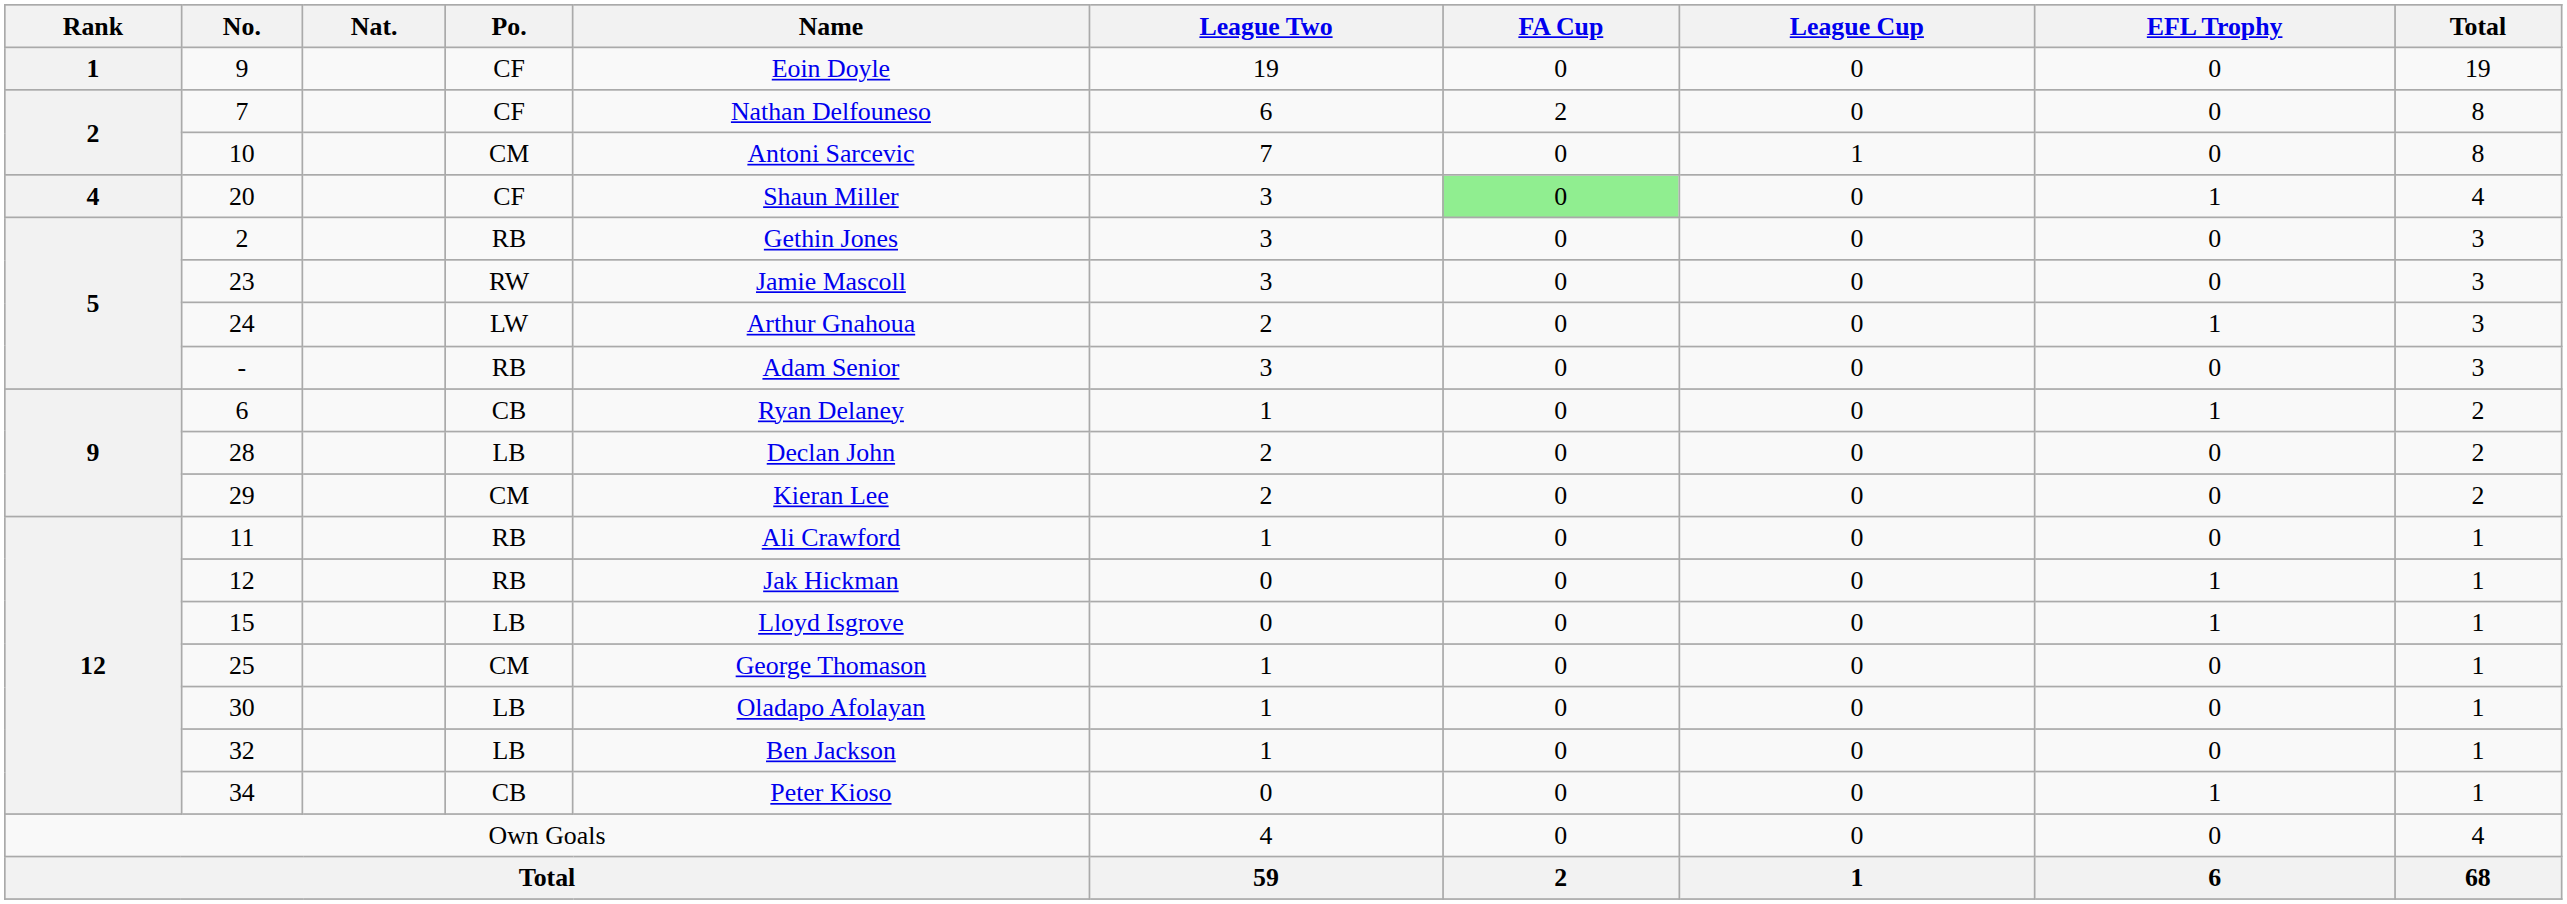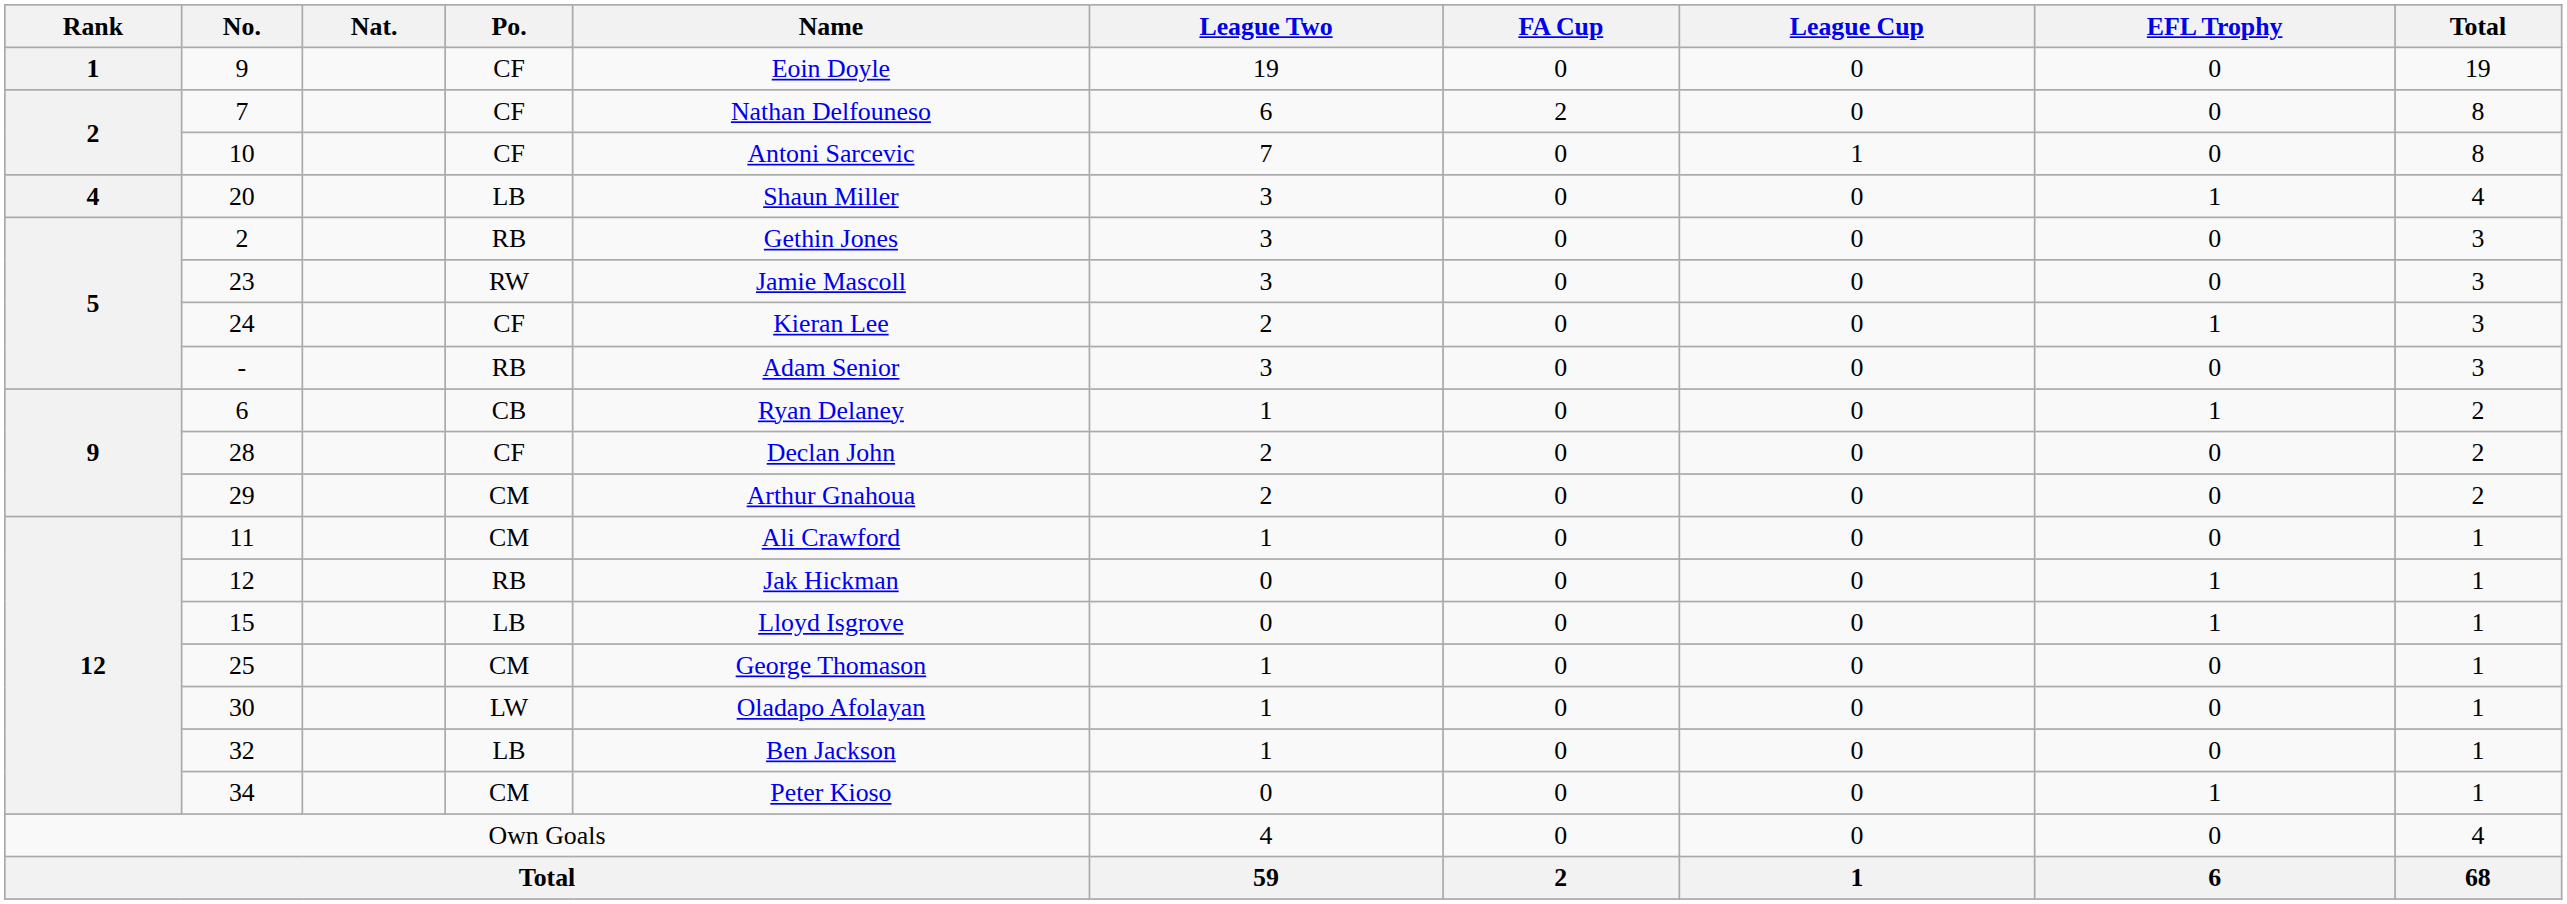(509, 153) CM -> (509, 153) CF
(509, 196) CF -> (509, 196) LB
(1561, 196) lightgreen background -> (1561, 196) no background
(509, 324) LW -> (509, 324) CF
(831, 324) Arthur Gnahoua -> (831, 324) Kieran Lee
(509, 452) LB -> (509, 452) CF
(831, 494) Kieran Lee -> (831, 494) Arthur Gnahoua
(509, 537) RB -> (509, 537) CM
(509, 707) LB -> (509, 707) LW
(509, 792) CB -> (509, 792) CM
